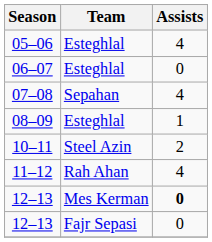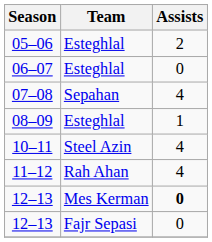(180, 43) 4 -> (180, 43) 2
(180, 146) 2 -> (180, 146) 4
